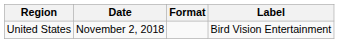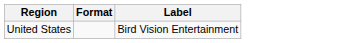- column: (120, 13)
